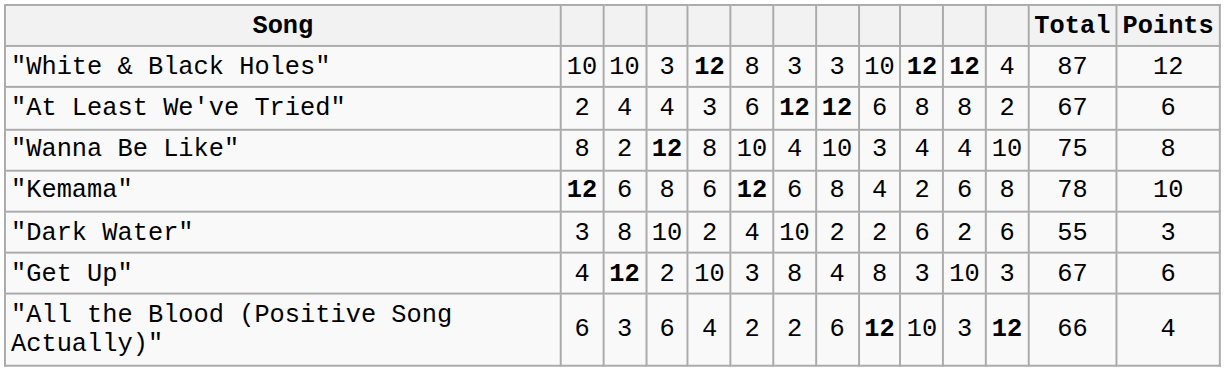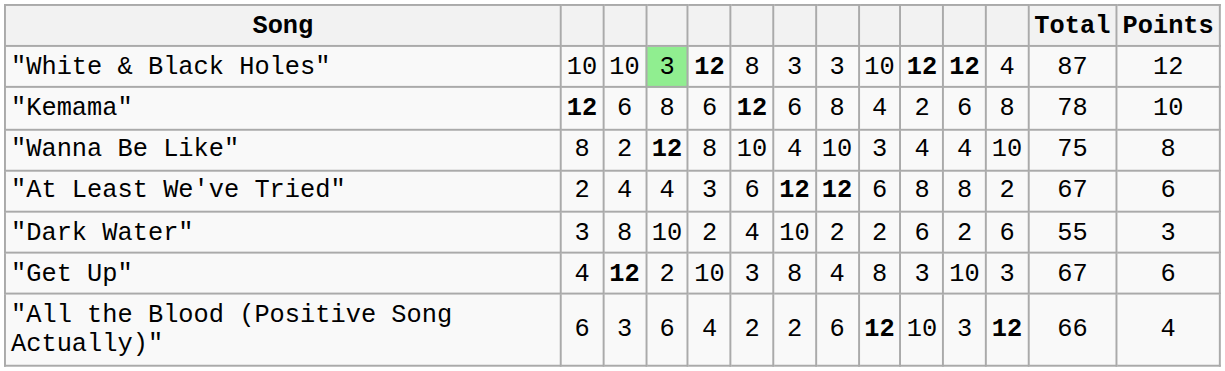(667, 67) no background -> (667, 67) lightgreen background
rows swapped: (72, 191) <-> (178, 108)
